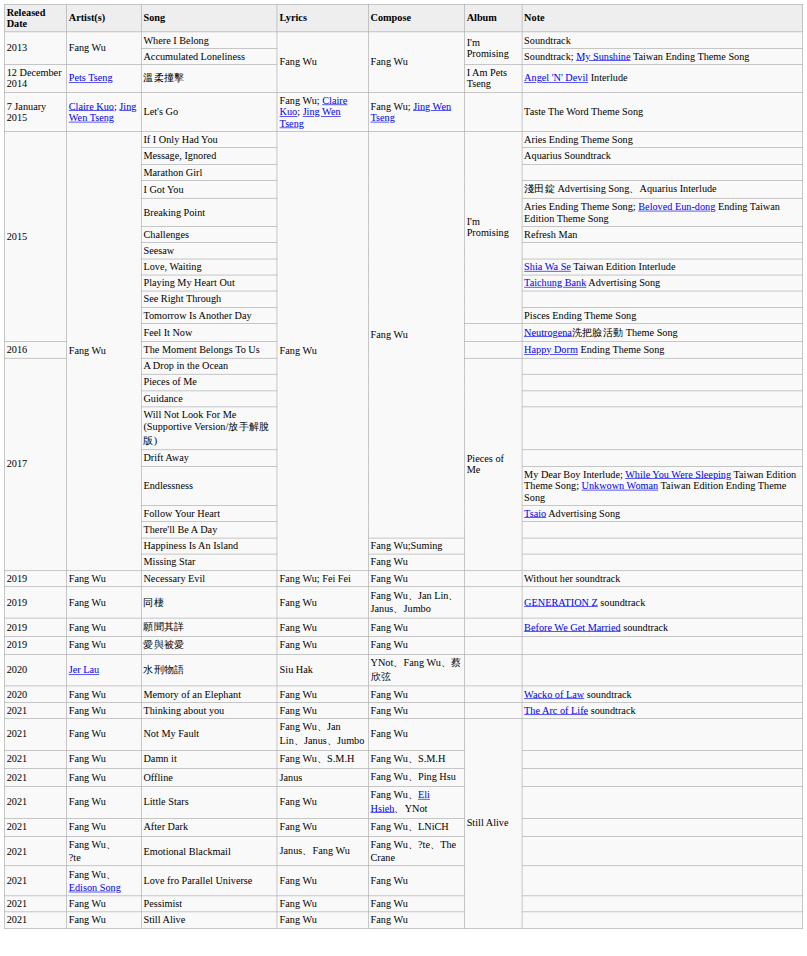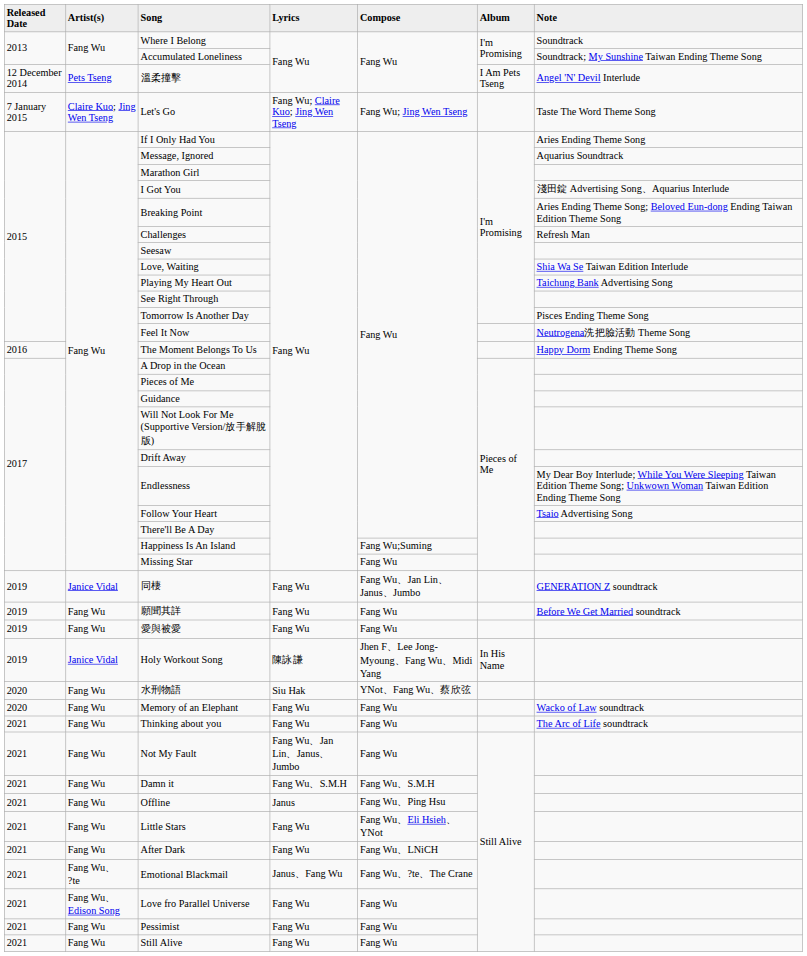- row: (174, 578)
(87, 602) Fang Wu -> (93, 586) Janice Vidal
+ row: (182, 660)
(84, 670) Jer Lau -> (86, 690) Fang Wu
